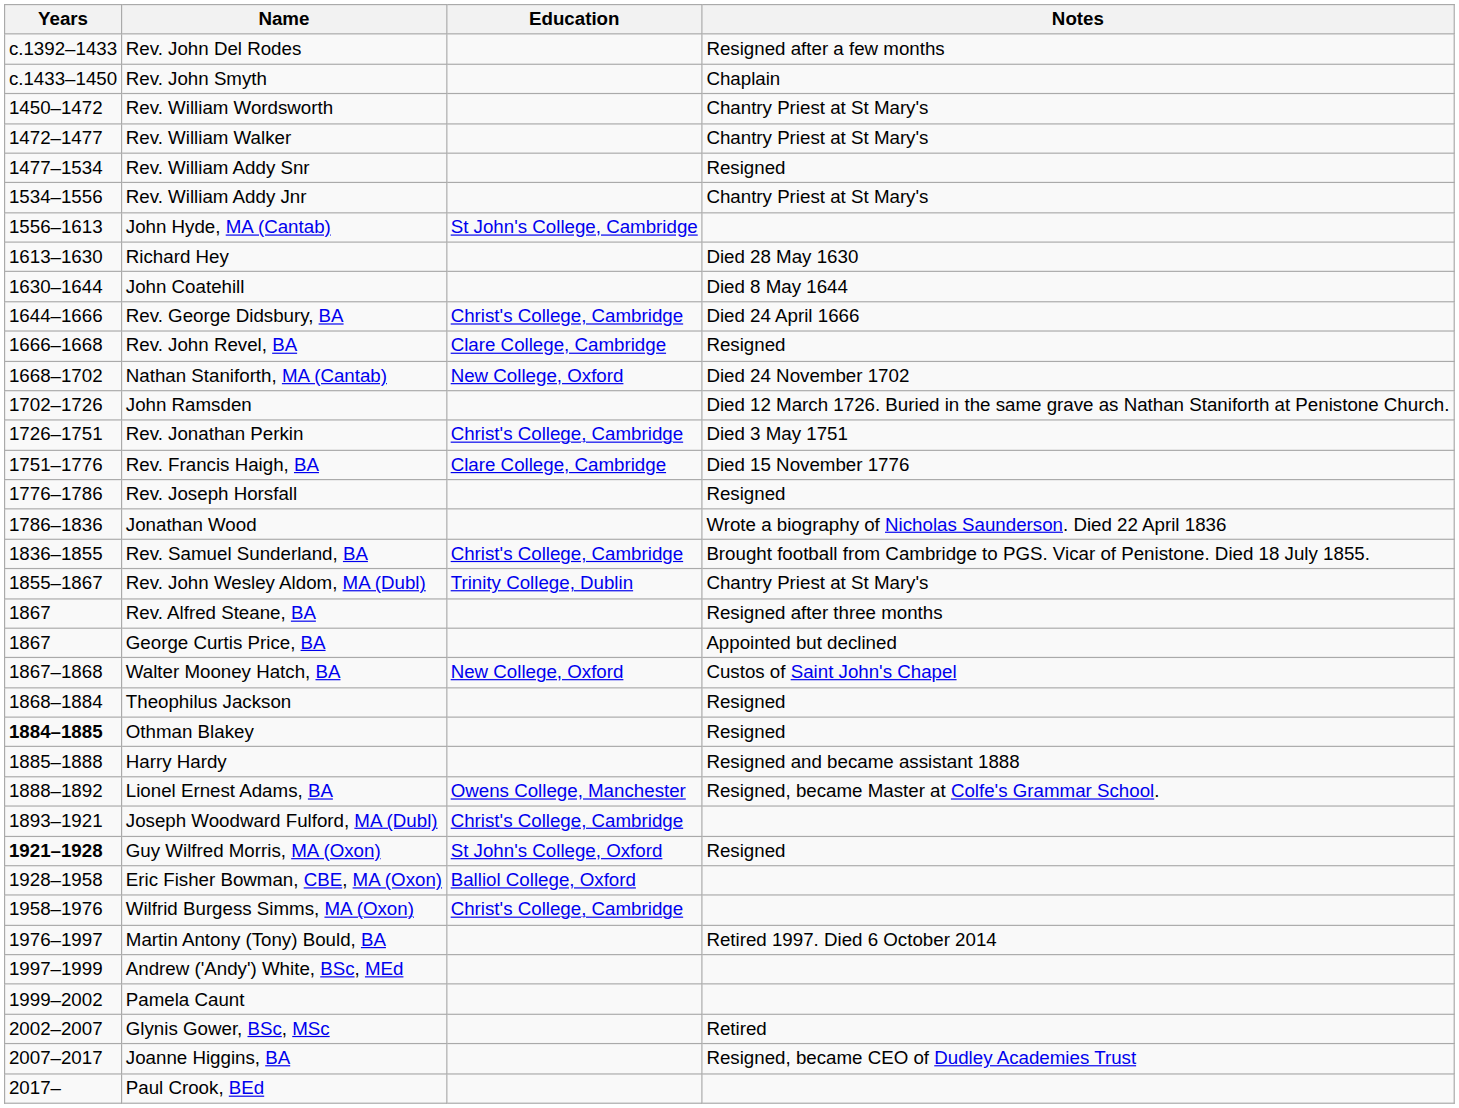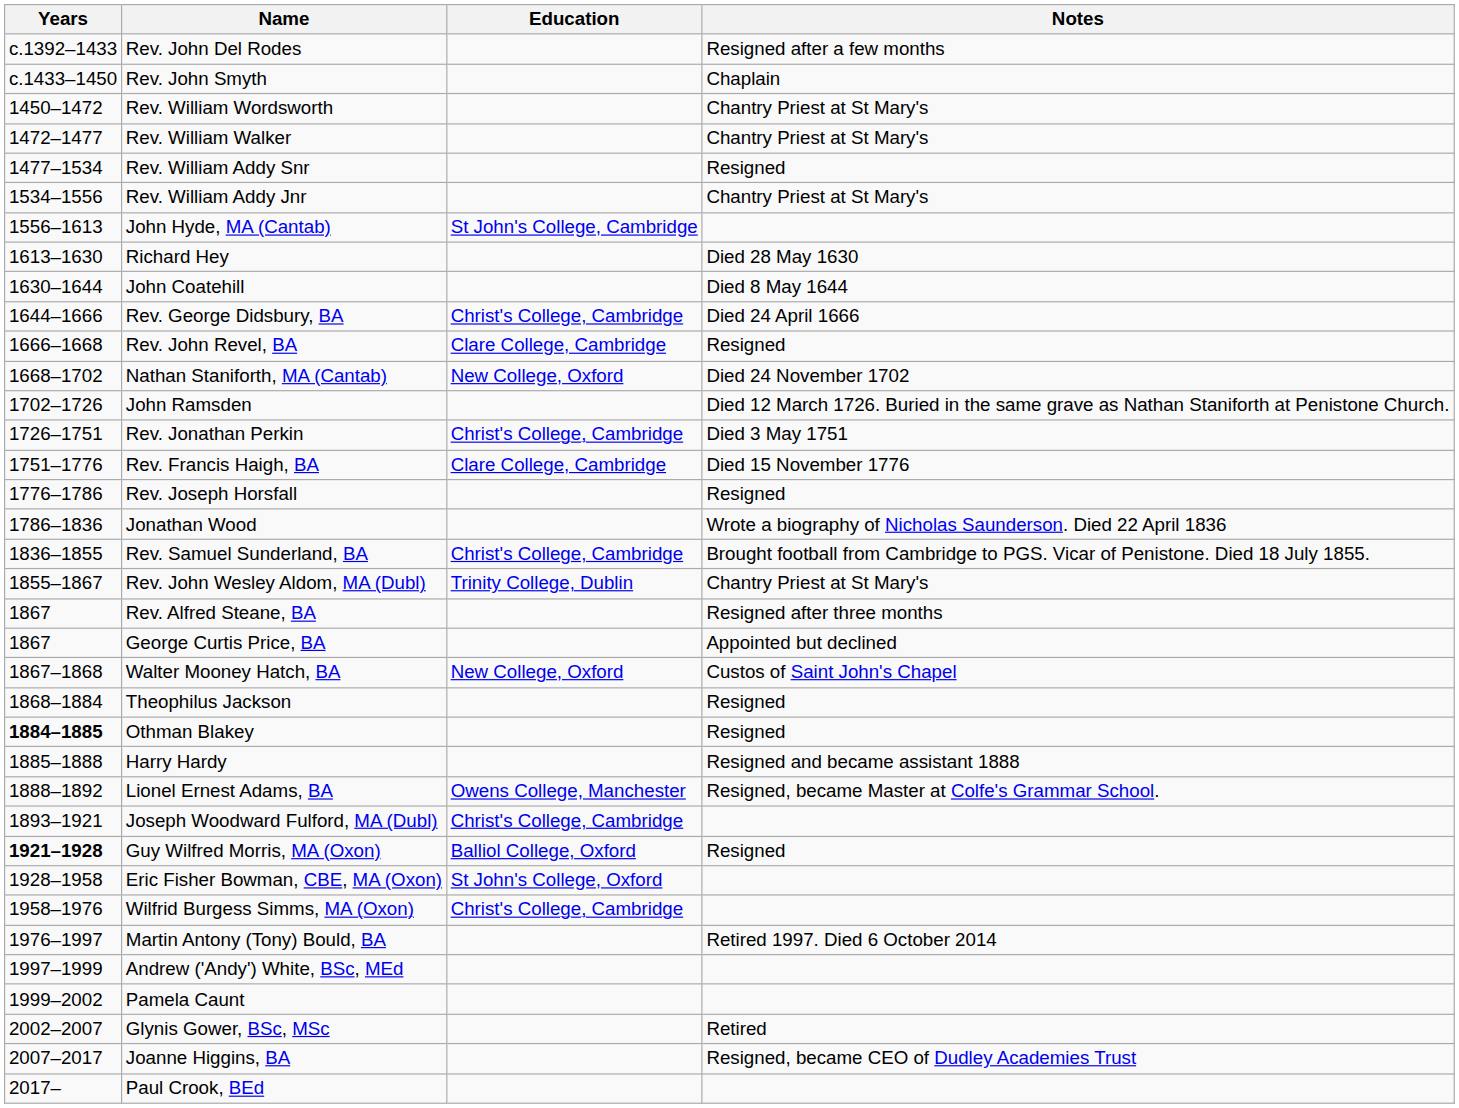(557, 850) St John's College, Oxford -> (543, 850) Balliol College, Oxford
(543, 880) Balliol College, Oxford -> (557, 880) St John's College, Oxford
